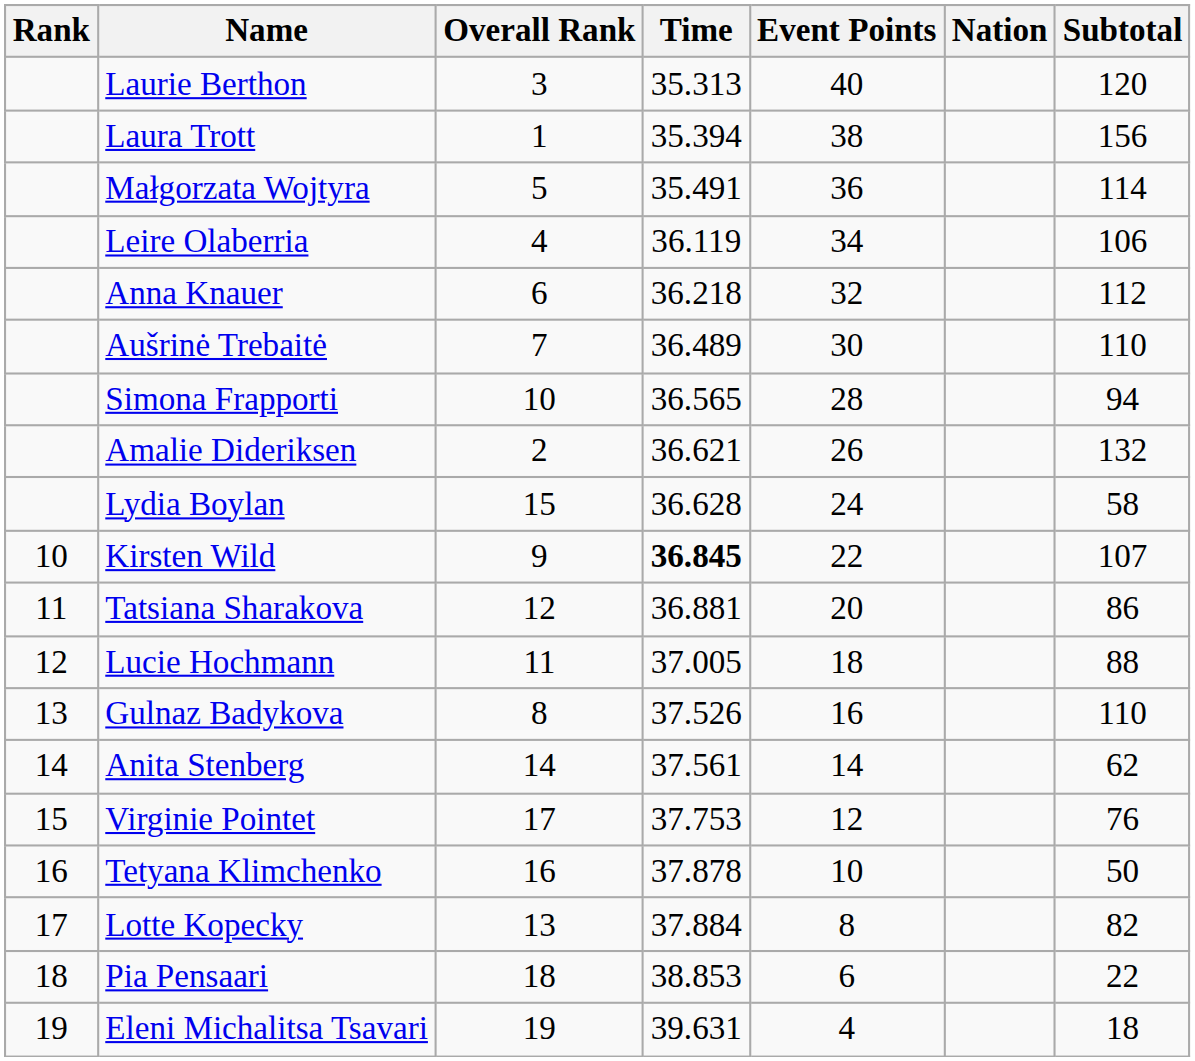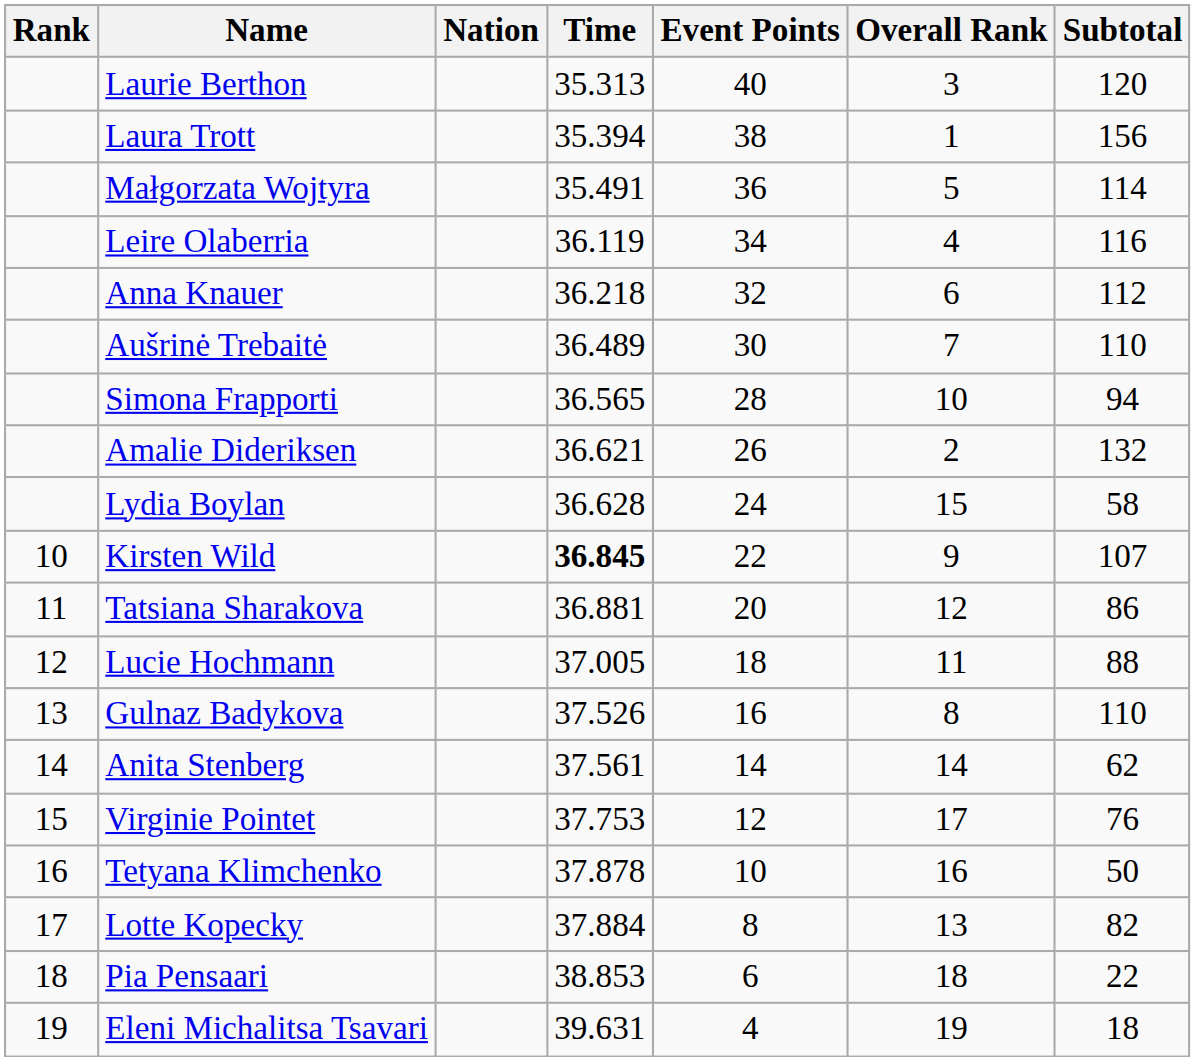columns swapped: (1000, 30) <-> (539, 30)
(1123, 240) 106 -> (1123, 240) 116
